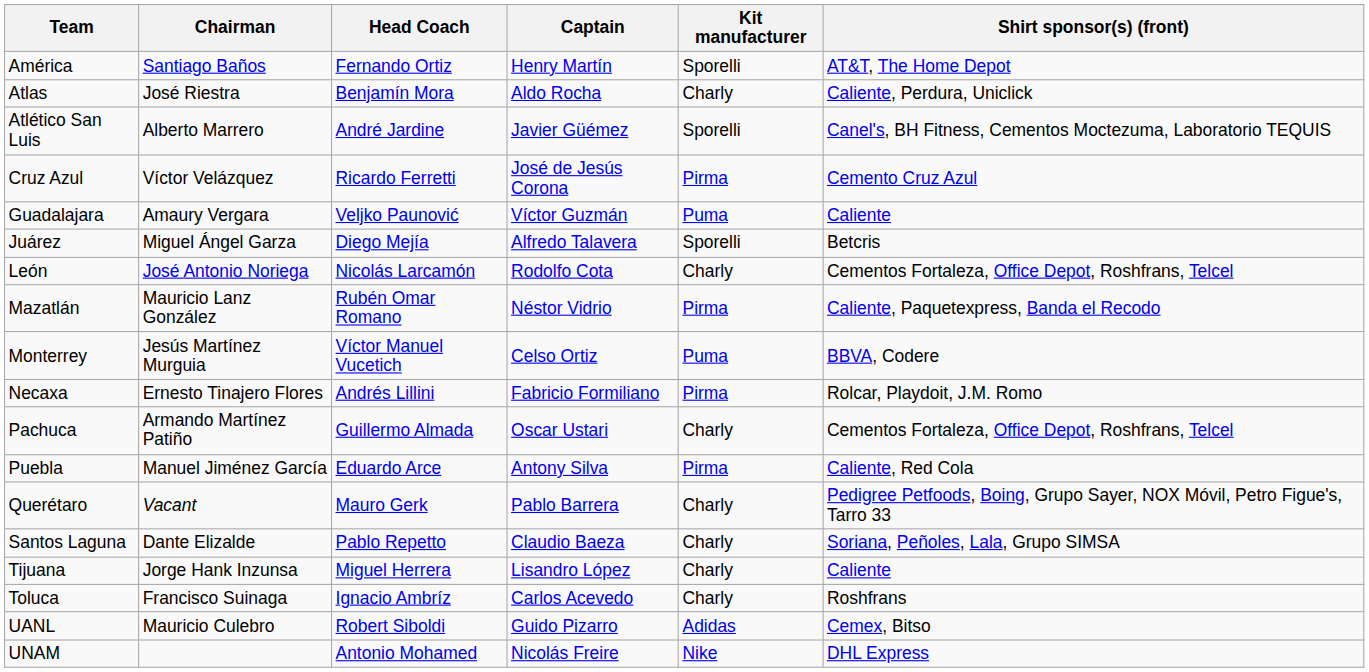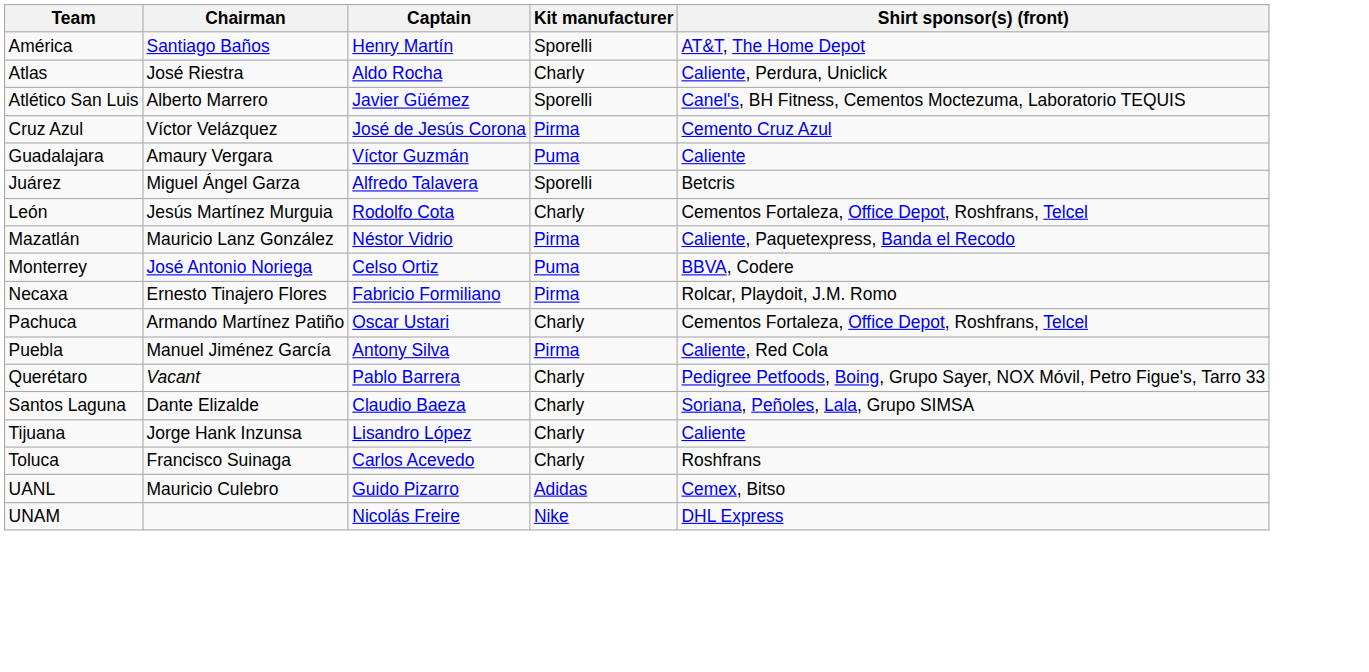- column: (419, 28)
(226, 270) José Antonio Noriega -> (240, 211) Jesús Martínez Murguia
(202, 355) Jesús Martínez Murguia -> (229, 267) José Antonio Noriega
